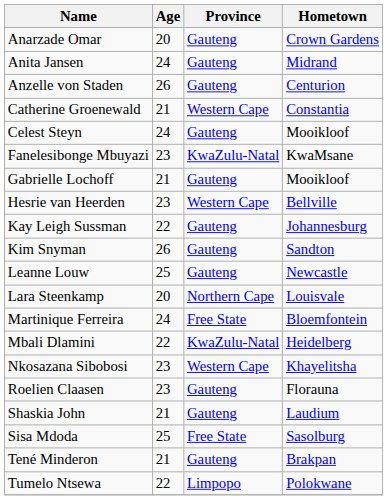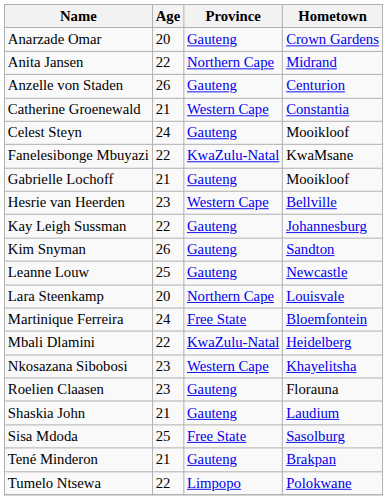(163, 62) 24 -> (163, 62) 22
(212, 62) Gauteng -> (231, 62) Northern Cape
(163, 156) 23 -> (163, 156) 22
